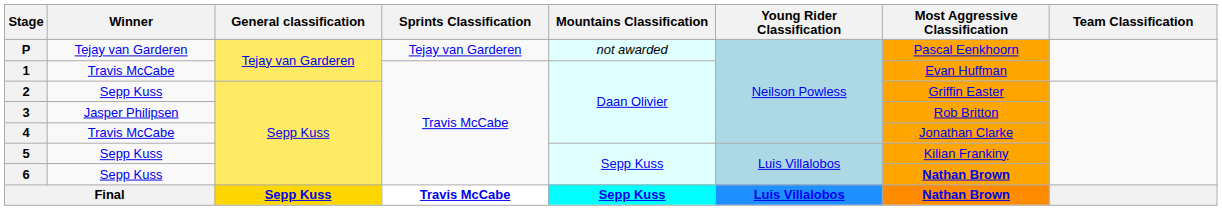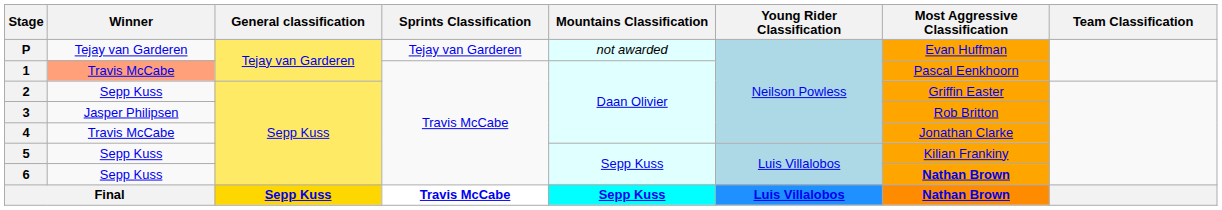(966, 50) Pascal Eenkhoorn -> (966, 50) Evan Huffman
(131, 71) no background -> (131, 71) lightsalmon background
(966, 71) Evan Huffman -> (966, 71) Pascal Eenkhoorn
